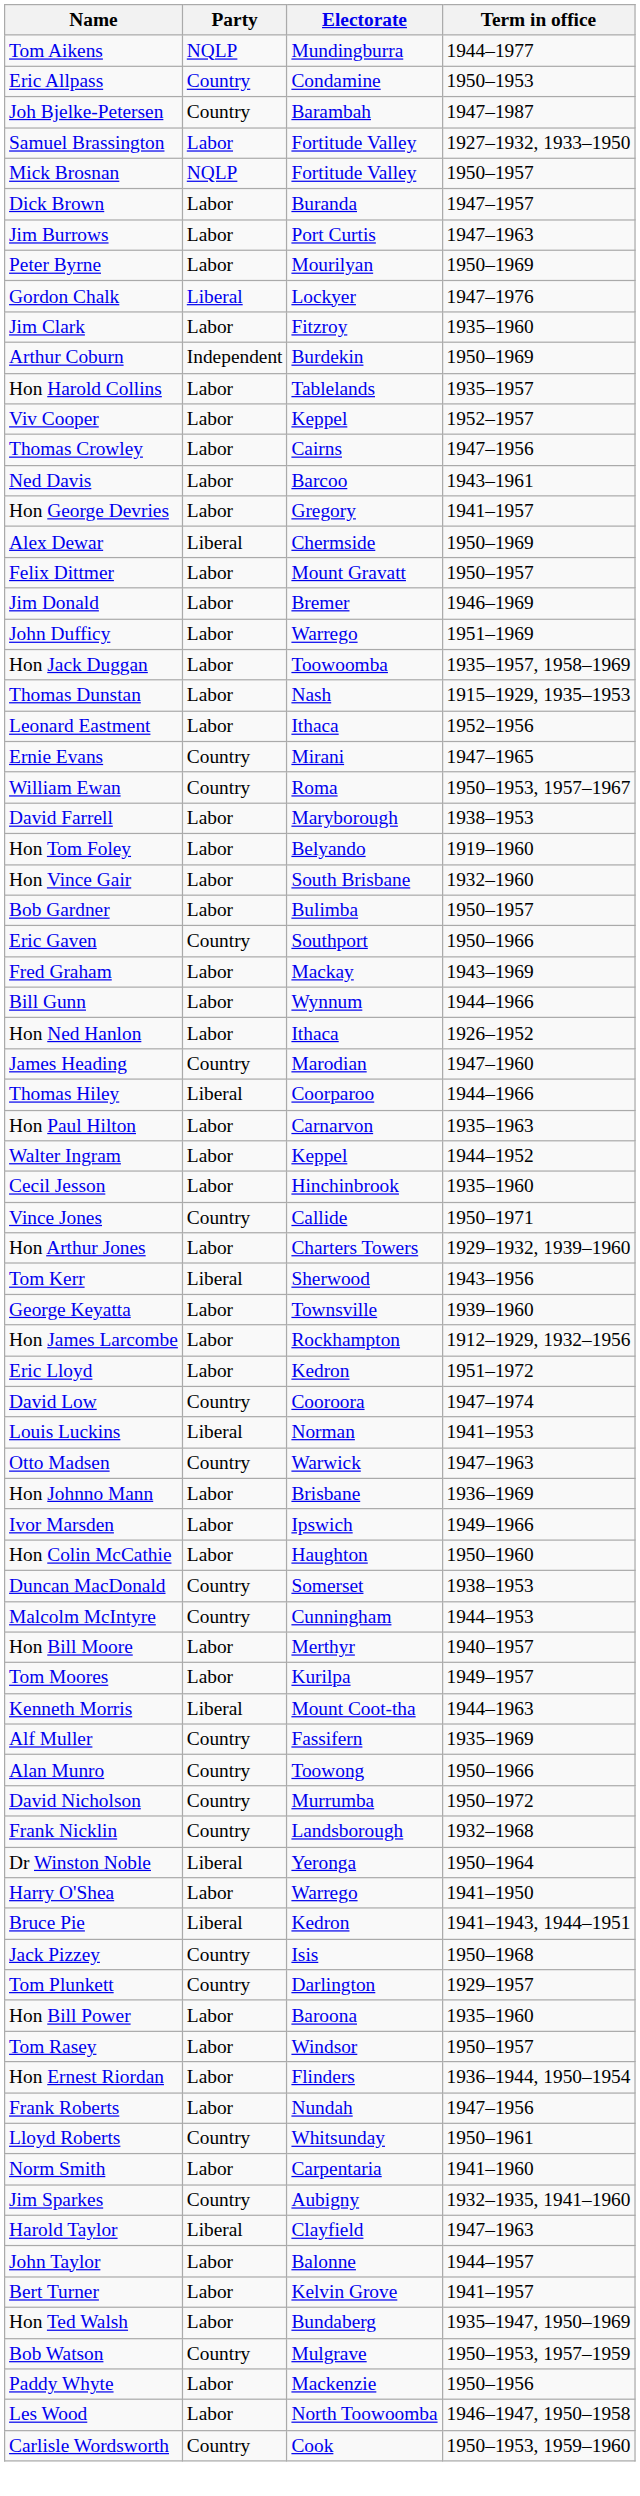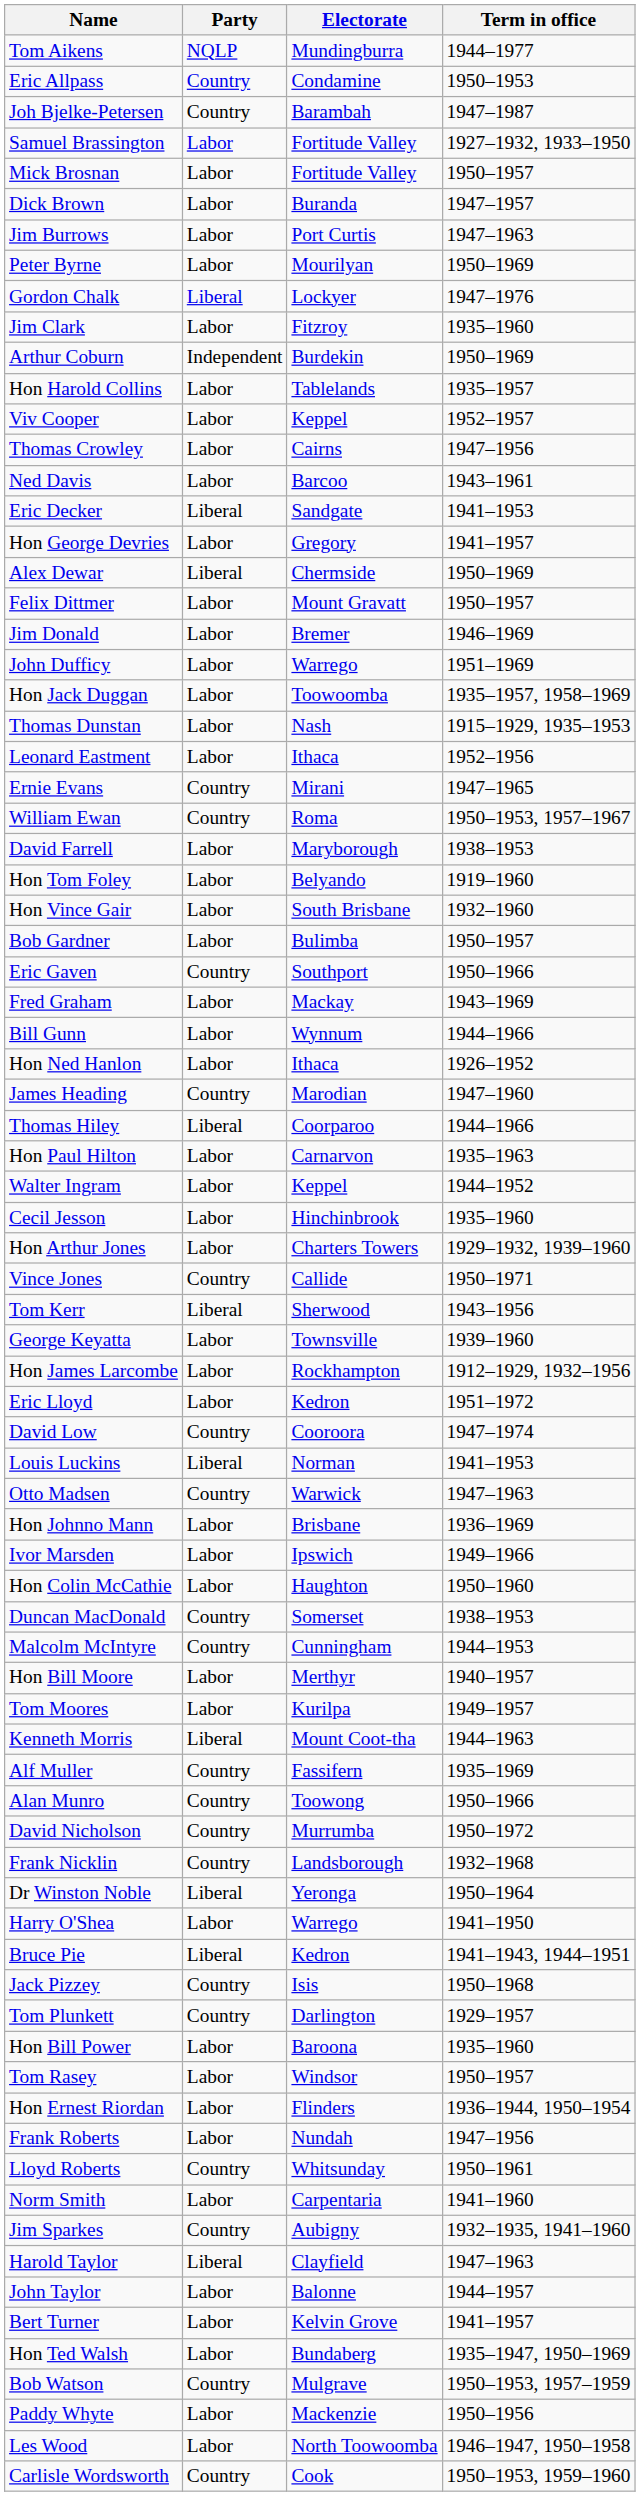(212, 173) NQLP -> (210, 173) Labor
+ row: (56, 511)
rows swapped: (77, 1248) <-> (56, 1217)
